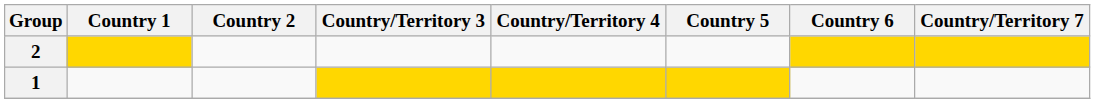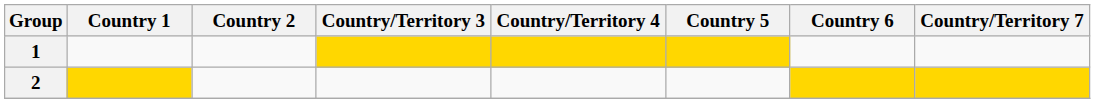rows swapped: (36, 83) <-> (36, 51)
